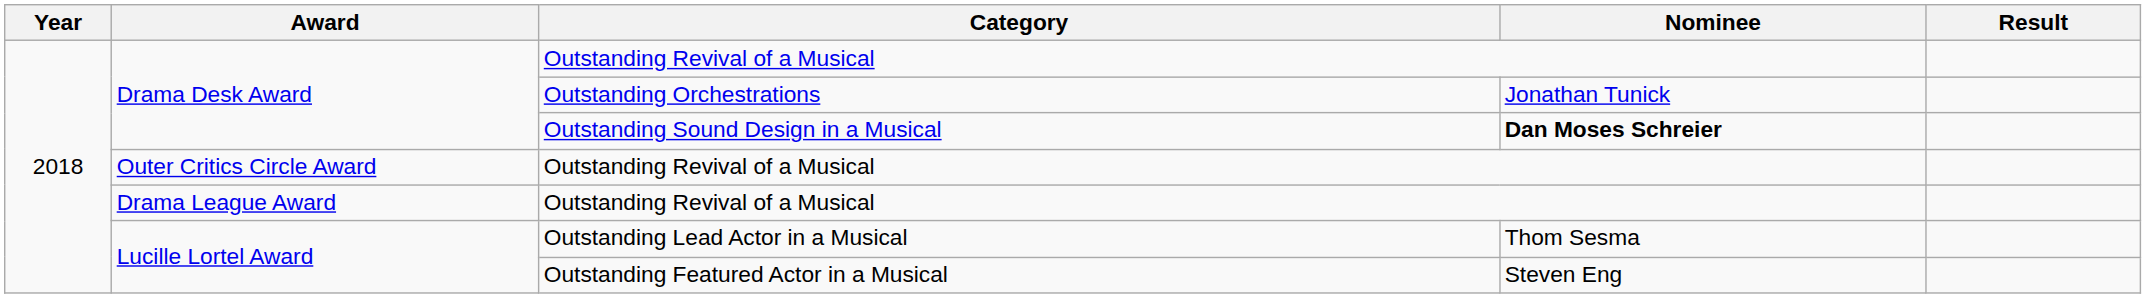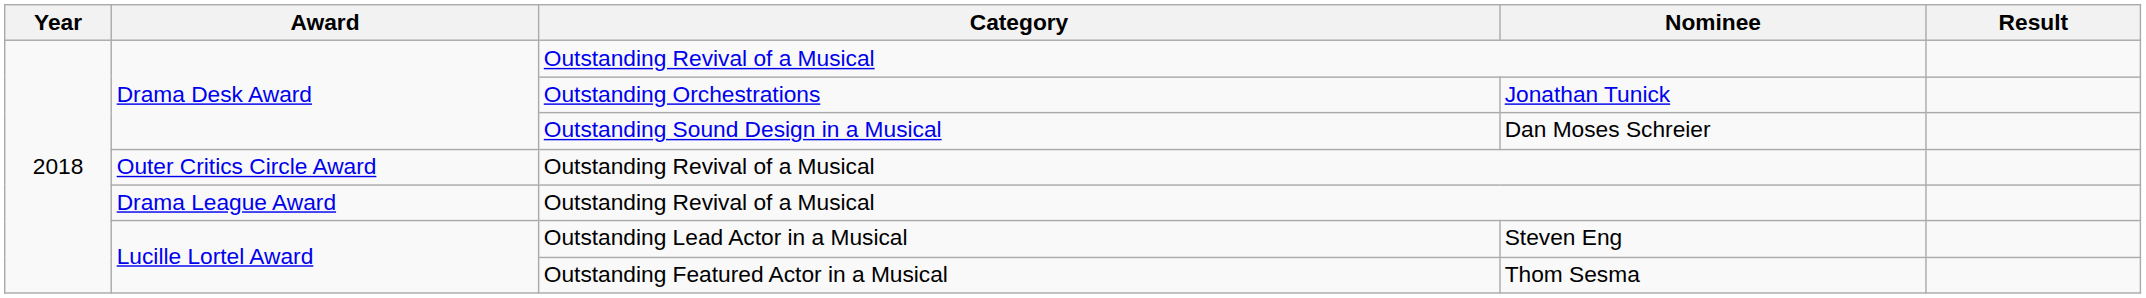(1613, 130) bold -> (1608, 130) normal
(1572, 238) Thom Sesma -> (1563, 238) Steven Eng
(1563, 274) Steven Eng -> (1572, 274) Thom Sesma
